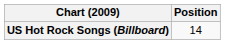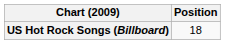(196, 30) 14 -> (196, 30) 18
